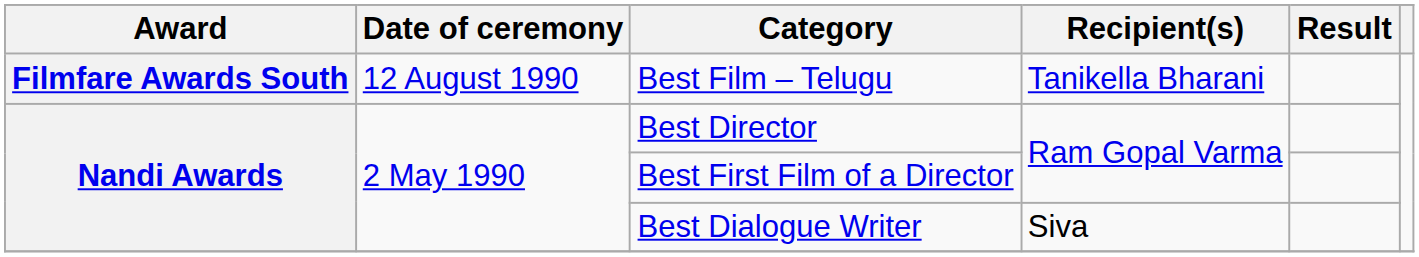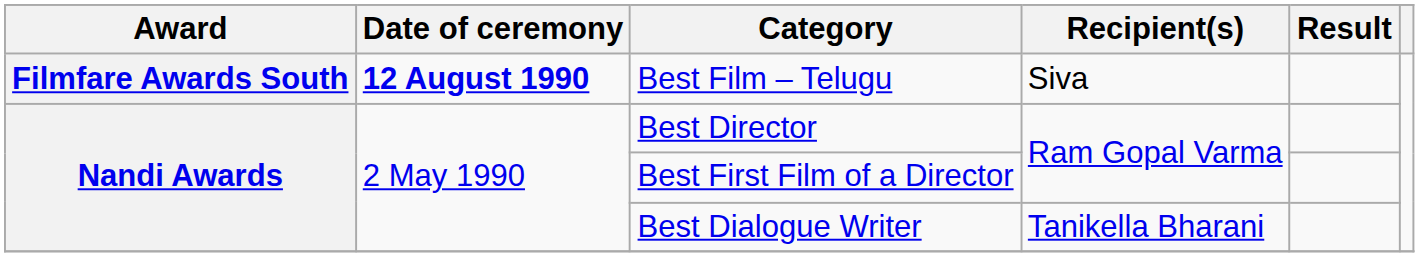(471, 78) normal -> (476, 78) bold
(1146, 78) Tanikella Bharani -> (1058, 78) Siva
(1058, 226) Siva -> (1146, 226) Tanikella Bharani
